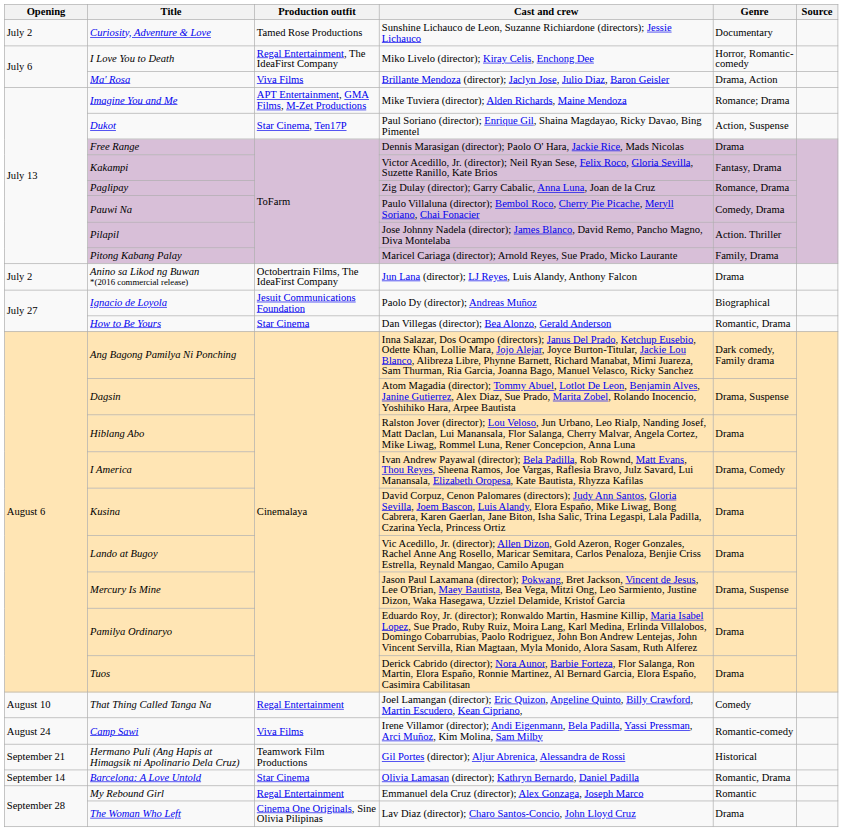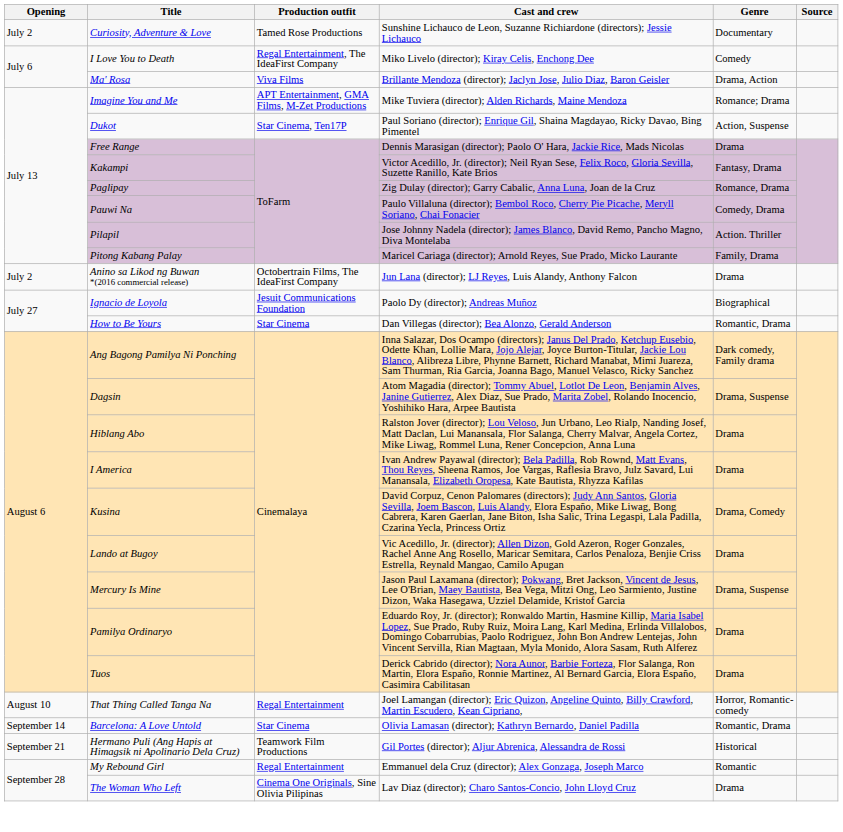(754, 58) Horror, Romantic-comedy -> (733, 58) Comedy
(750, 470) Drama, Comedy -> (730, 470) Drama
(730, 511) Drama -> (750, 511) Drama, Comedy
(733, 705) Comedy -> (754, 705) Horror, Romantic-comedy
- row: (114, 731)
rows swapped: (146, 777) <-> (165, 757)
